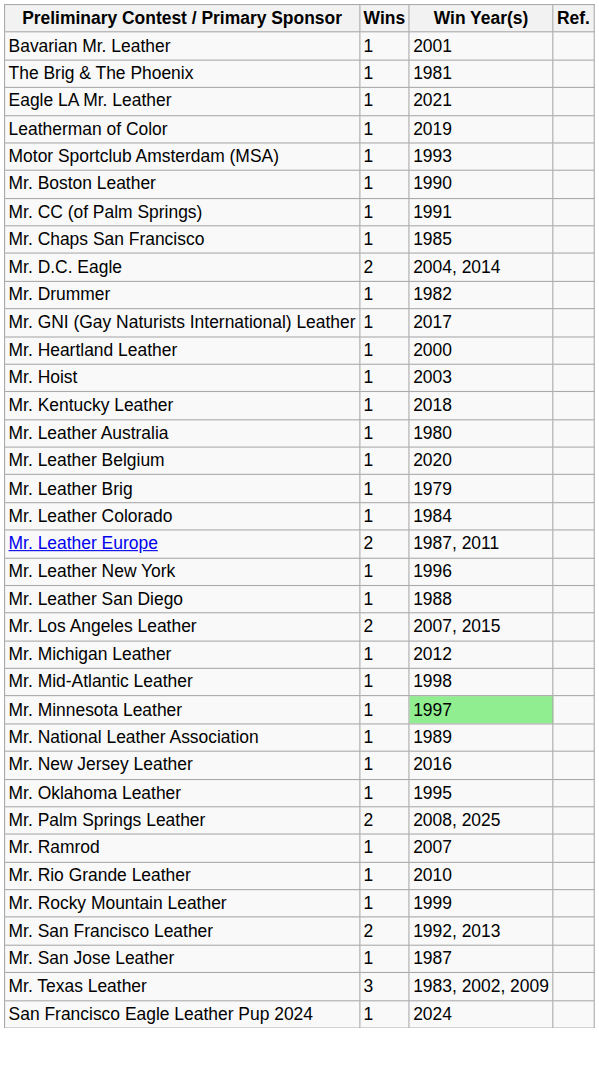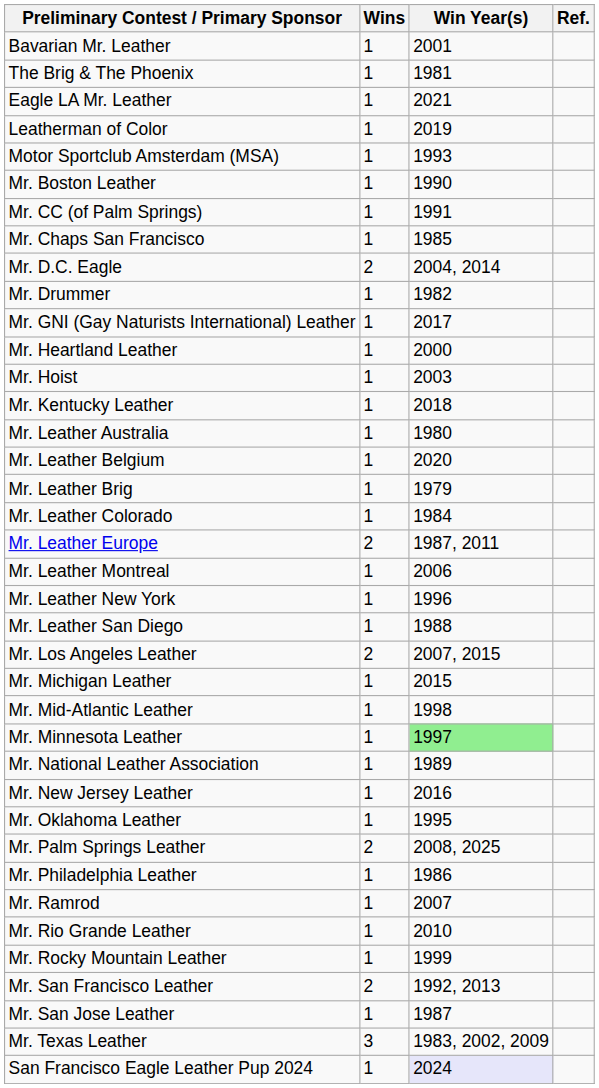+ row: (89, 571)
(433, 654) 2012 -> (433, 682) 2015
+ row: (103, 875)
(433, 1014) no background -> (433, 1069) lavender background
